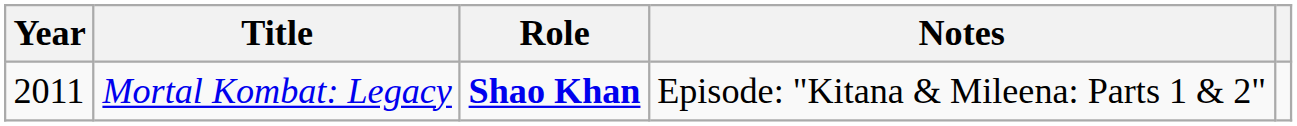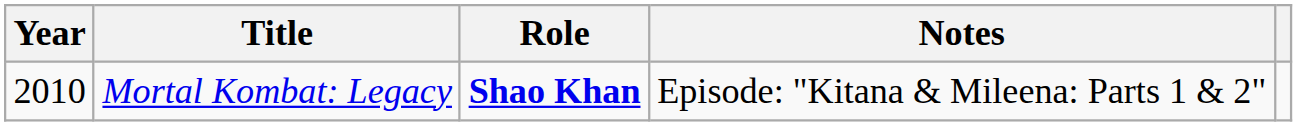(49, 90) 2011 -> (50, 90) 2010
